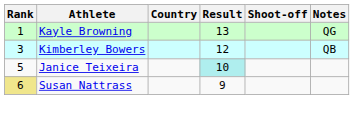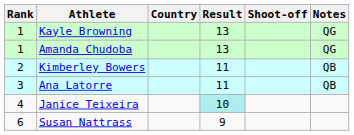+ row: (86, 49)
(20, 49) 3 -> (20, 67) 2
(222, 49) 12 -> (222, 67) 11
+ row: (76, 85)
(20, 67) 5 -> (20, 103) 4
(20, 85) khaki background -> (20, 121) no background
